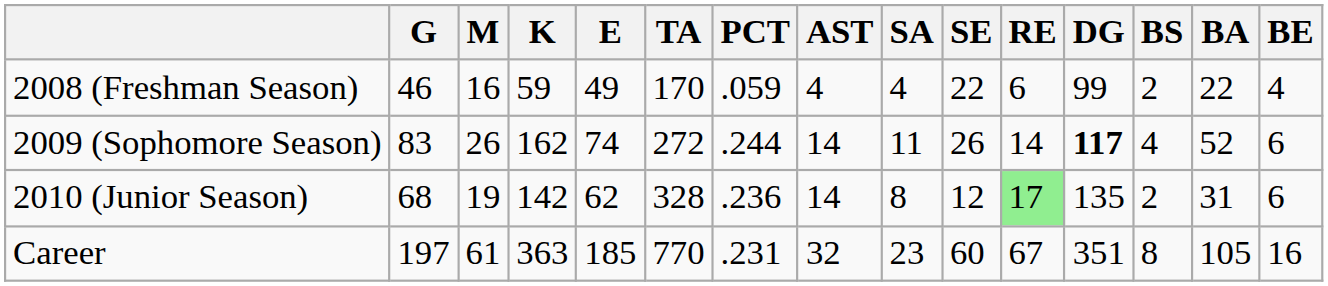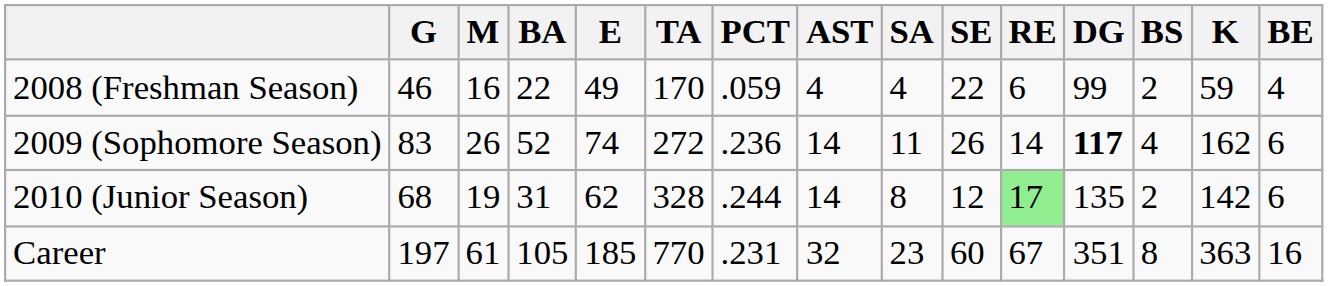columns swapped: (542, 32) <-> (1225, 32)
(751, 142) .244 -> (751, 142) .236
(751, 197) .236 -> (751, 197) .244
